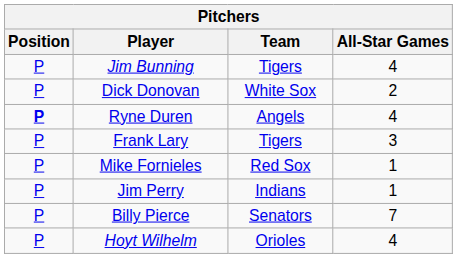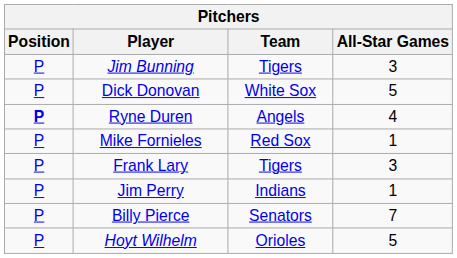(393, 66) 4 -> (393, 66) 3
(393, 91) 2 -> (393, 91) 5
rows swapped: (151, 166) <-> (151, 141)
(393, 240) 4 -> (393, 240) 5
